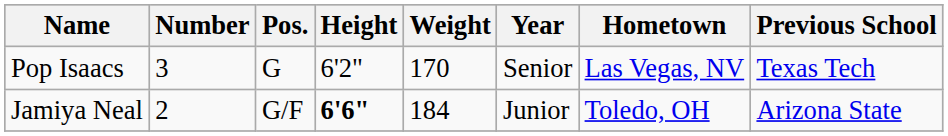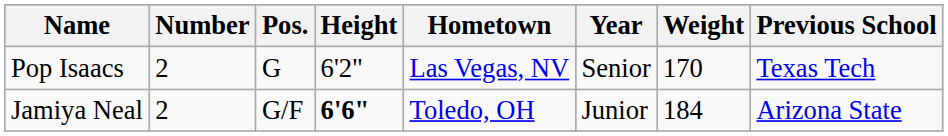columns swapped: (450, 25) <-> (664, 25)
(162, 67) 3 -> (162, 67) 2
